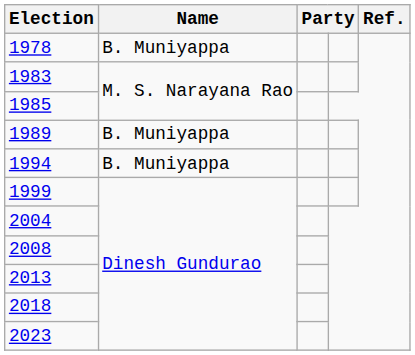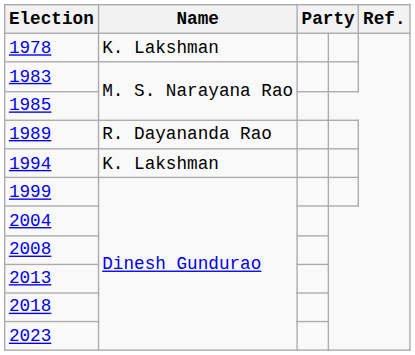(166, 48) B. Muniyappa -> (161, 48) K. Lakshman
(166, 134) B. Muniyappa -> (187, 134) R. Dayananda Rao
(166, 163) B. Muniyappa -> (161, 163) K. Lakshman
